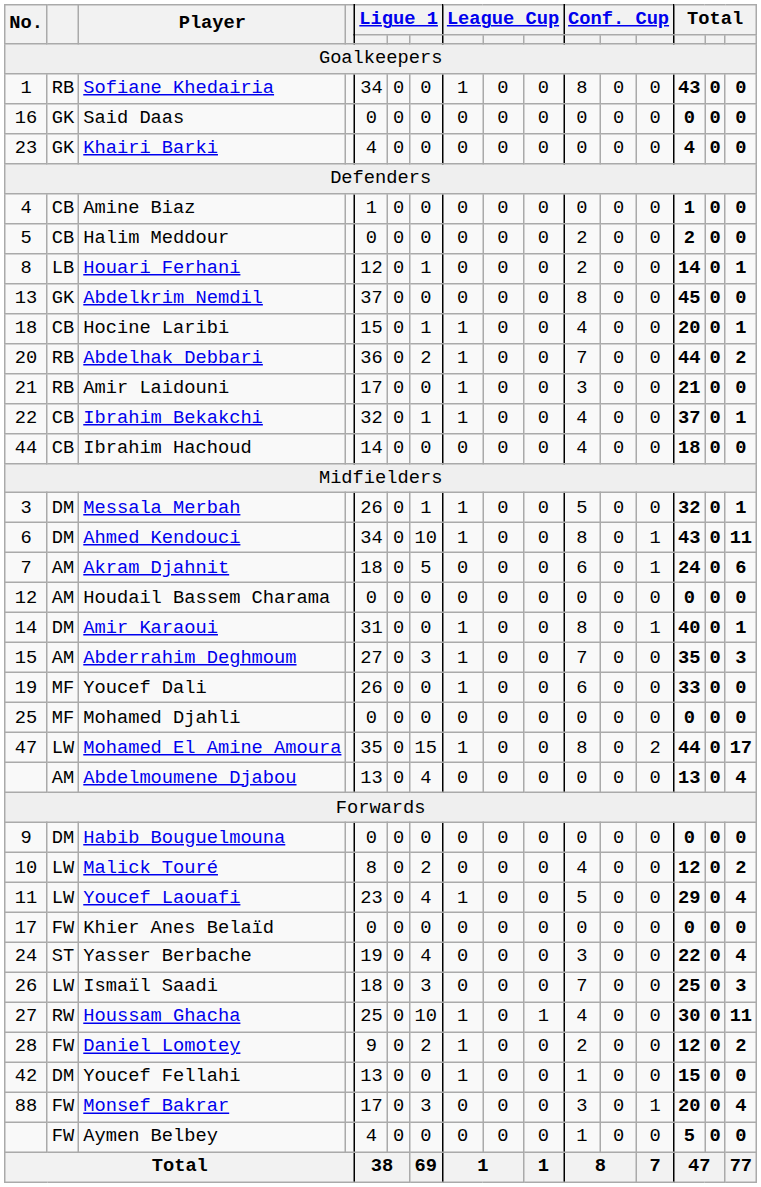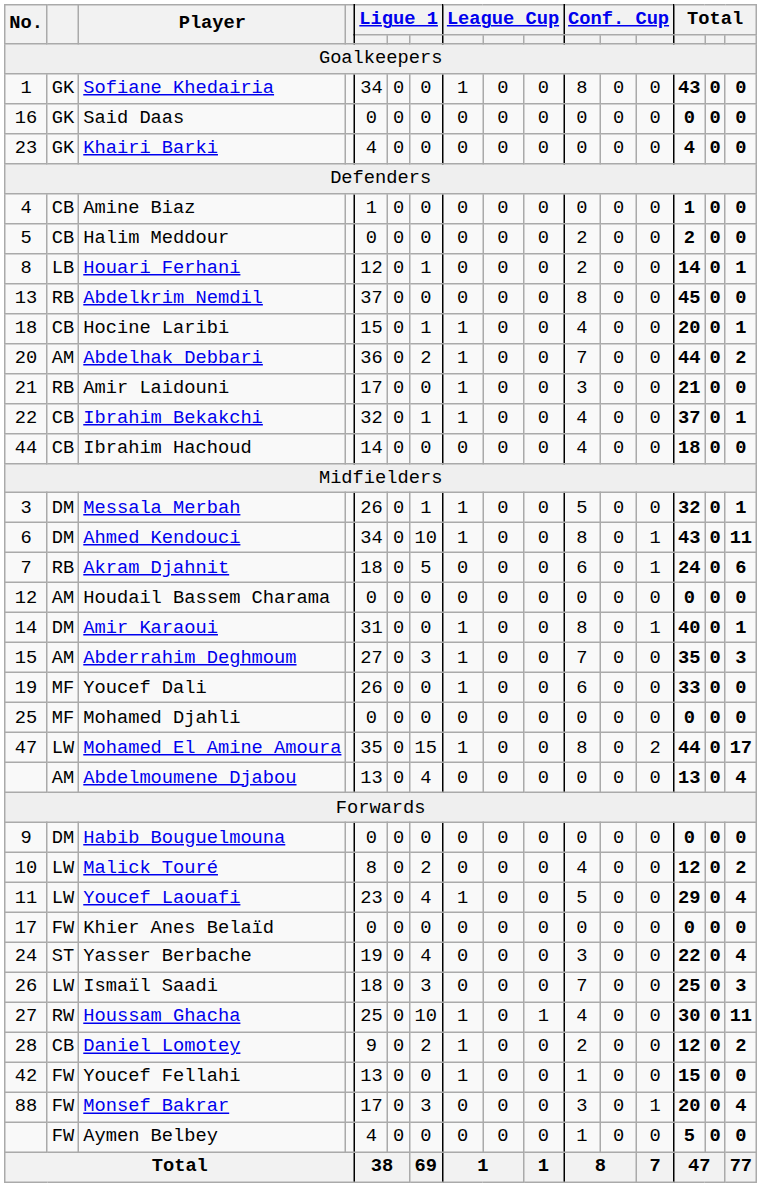(63, 89) RB -> (63, 89) GK
(63, 299) GK -> (63, 299) RB
(63, 359) RB -> (63, 359) AM
(63, 568) AM -> (63, 568) RB
(63, 1048) FW -> (63, 1048) CB
(63, 1078) DM -> (63, 1078) FW
